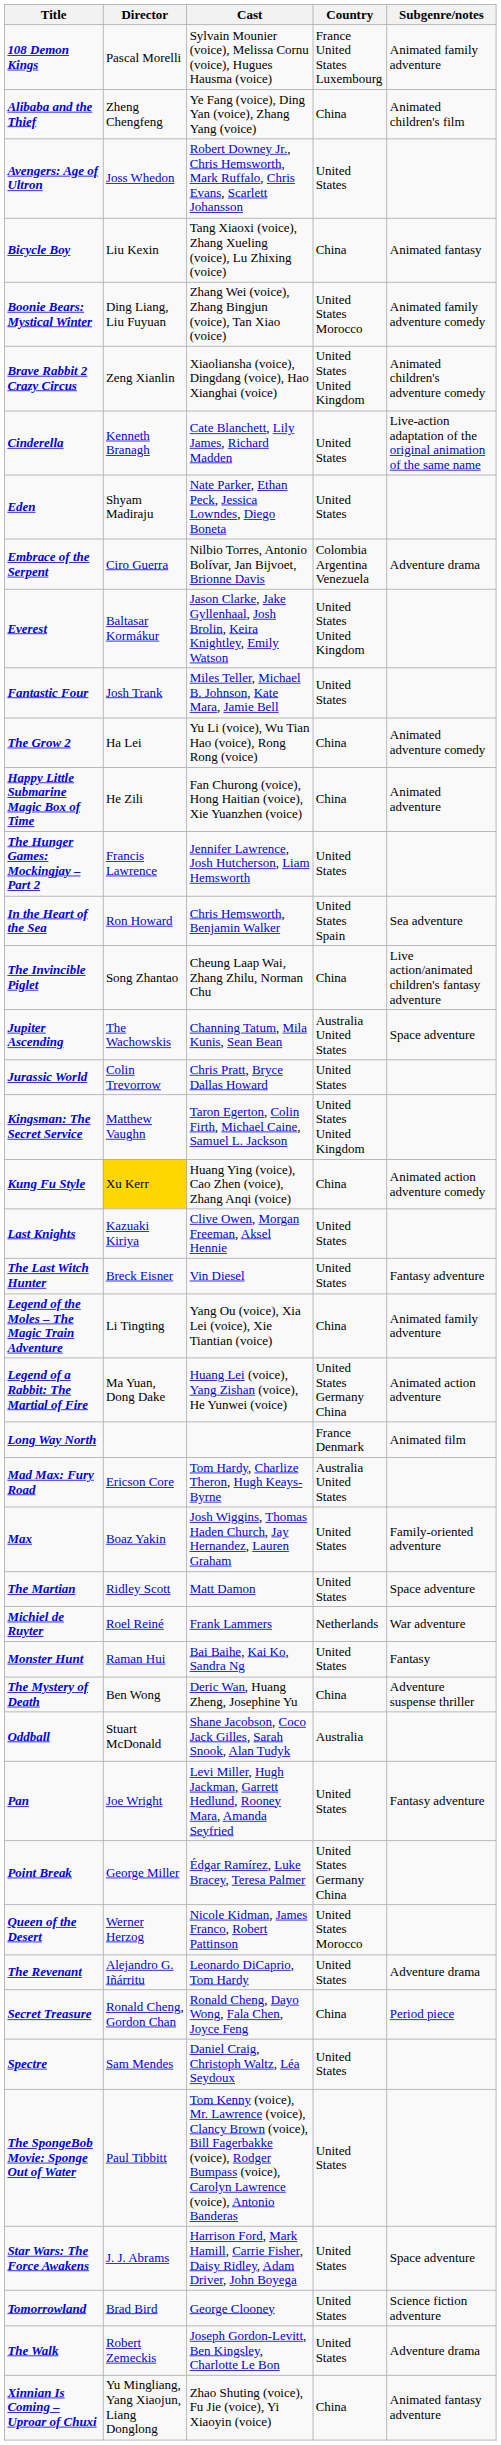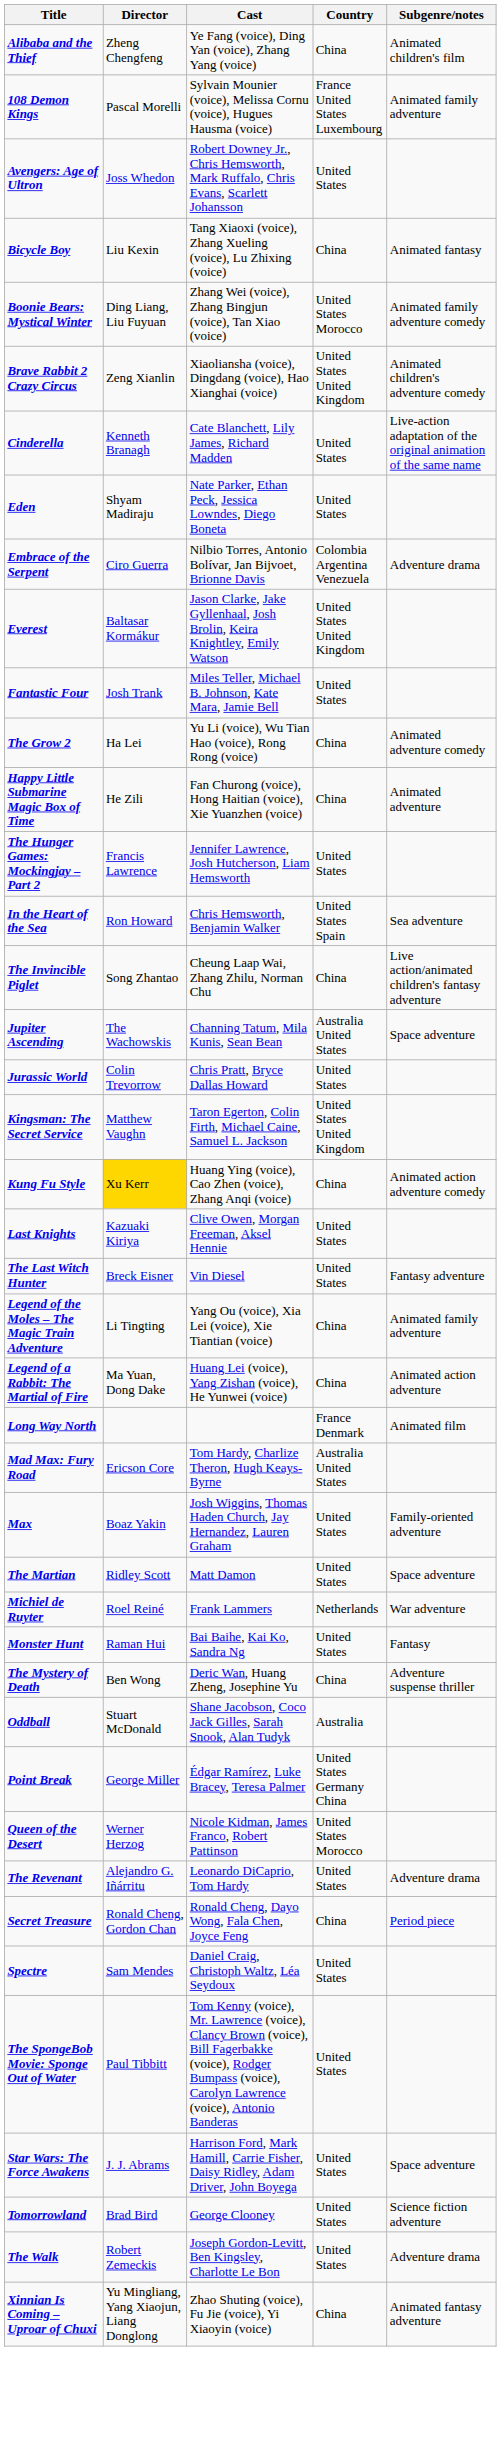rows swapped: (38, 57) <-> (50, 114)
(340, 1390) United States Germany China -> (331, 1382) China
- row: (18, 1801)
